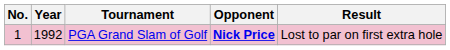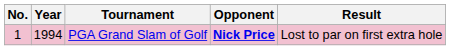(48, 35) 1992 -> (48, 35) 1994
